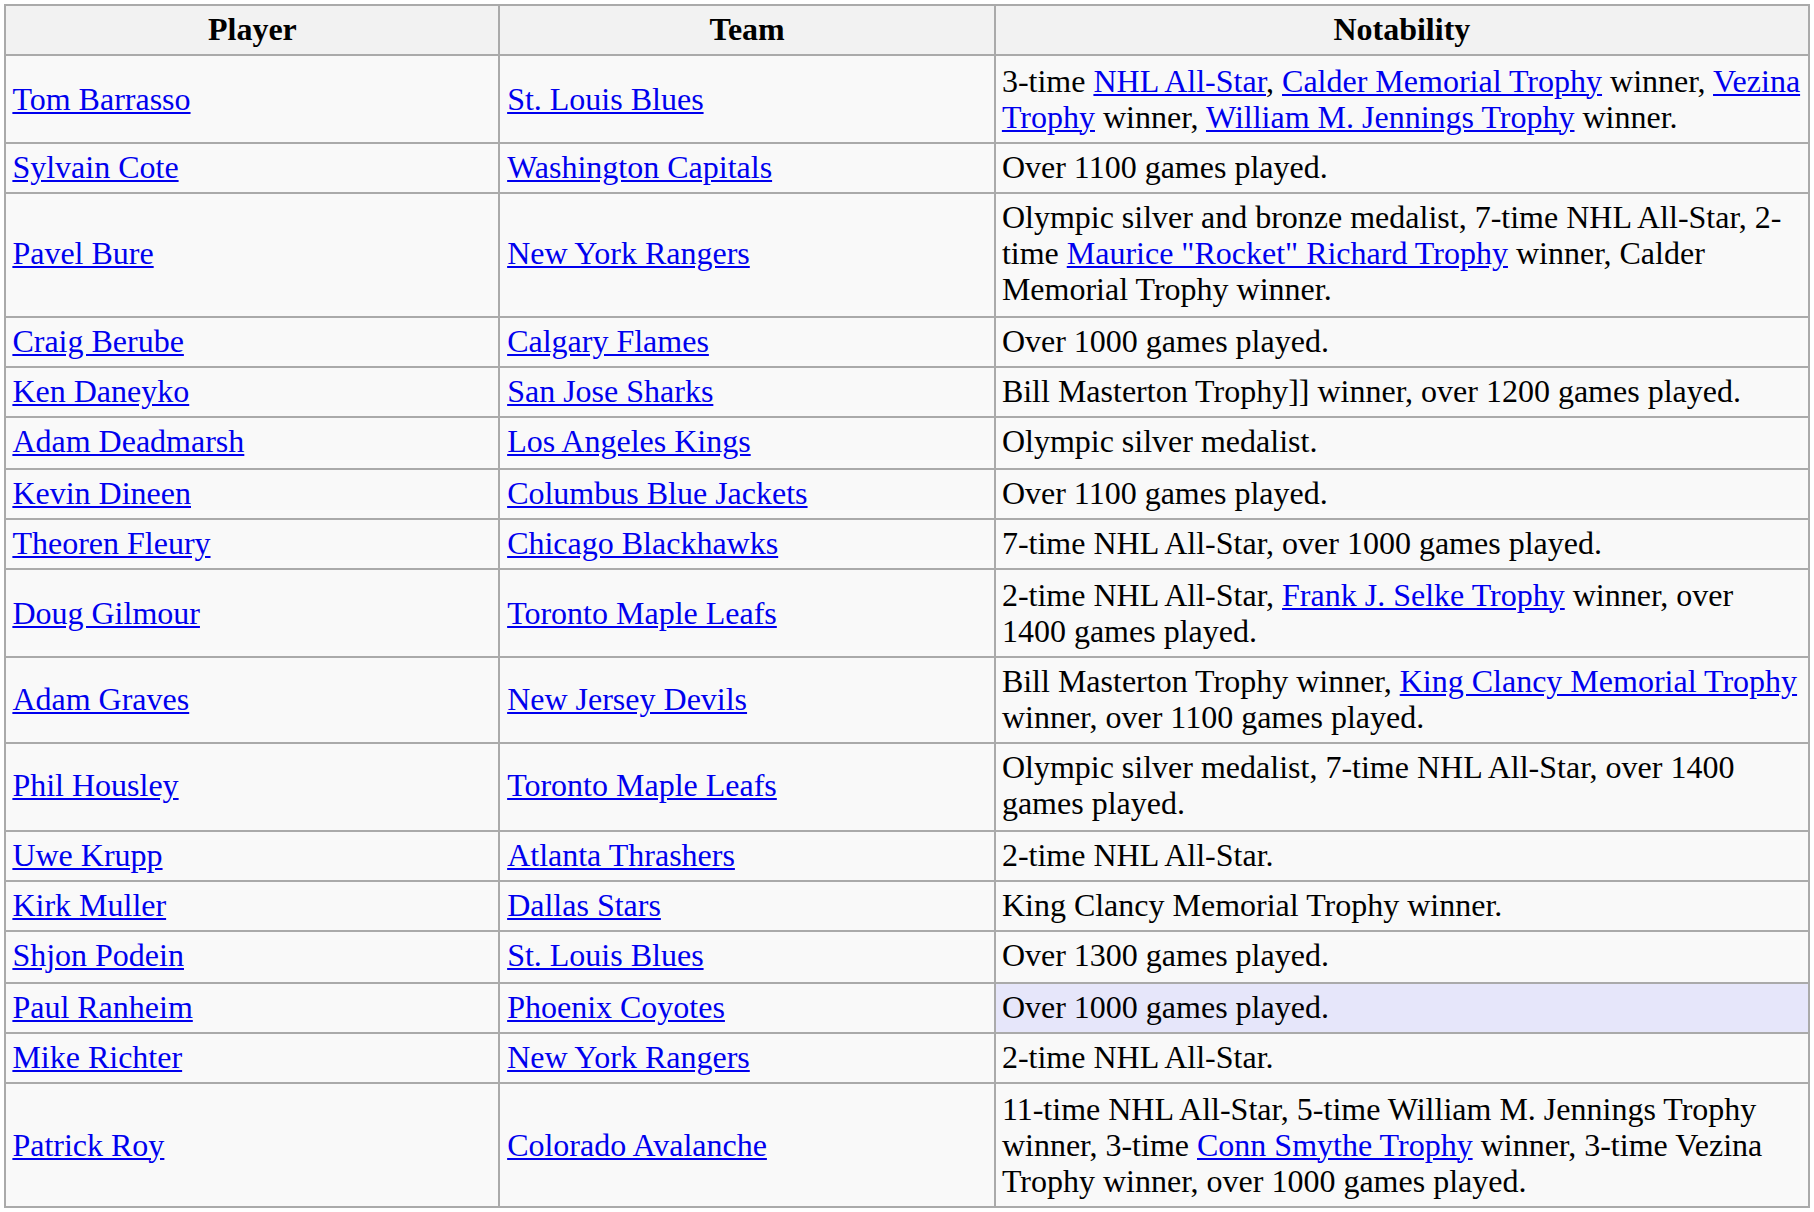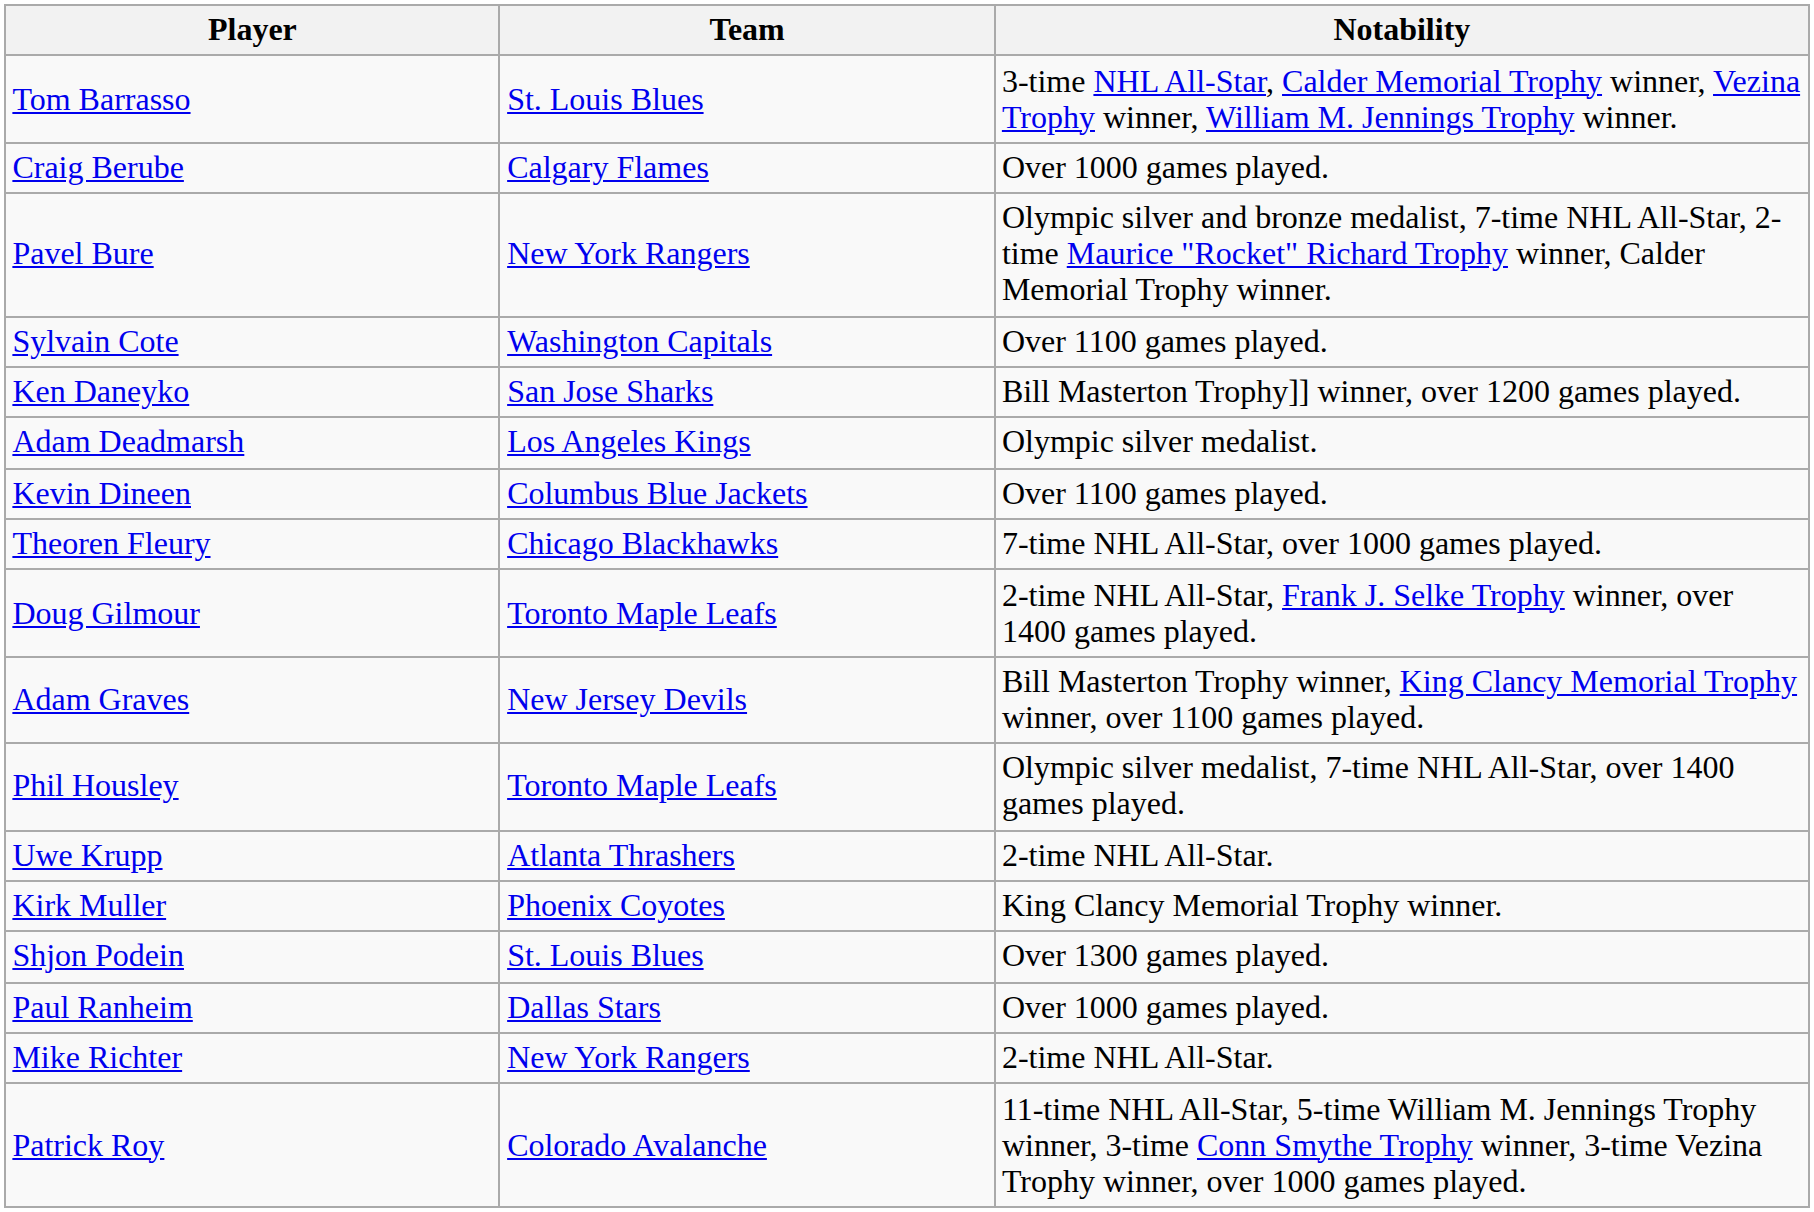rows swapped: (98, 340) <-> (95, 167)
(584, 905) Dallas Stars -> (616, 905) Phoenix Coyotes
(616, 1007) Phoenix Coyotes -> (584, 1007) Dallas Stars
(1165, 1007) lavender background -> (1165, 1007) no background
